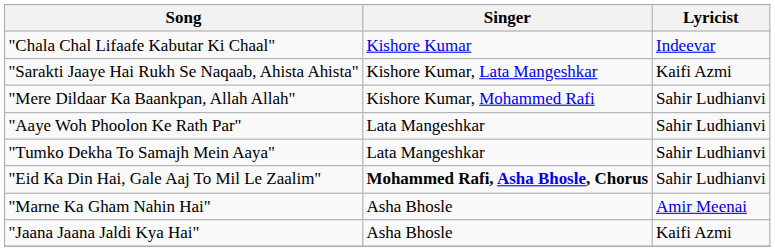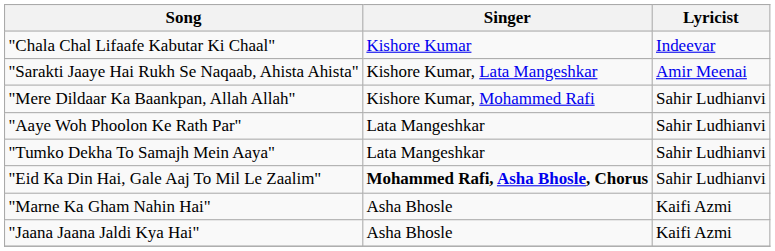(694, 71) Kaifi Azmi -> (701, 71) Amir Meenai
(701, 206) Amir Meenai -> (694, 206) Kaifi Azmi
